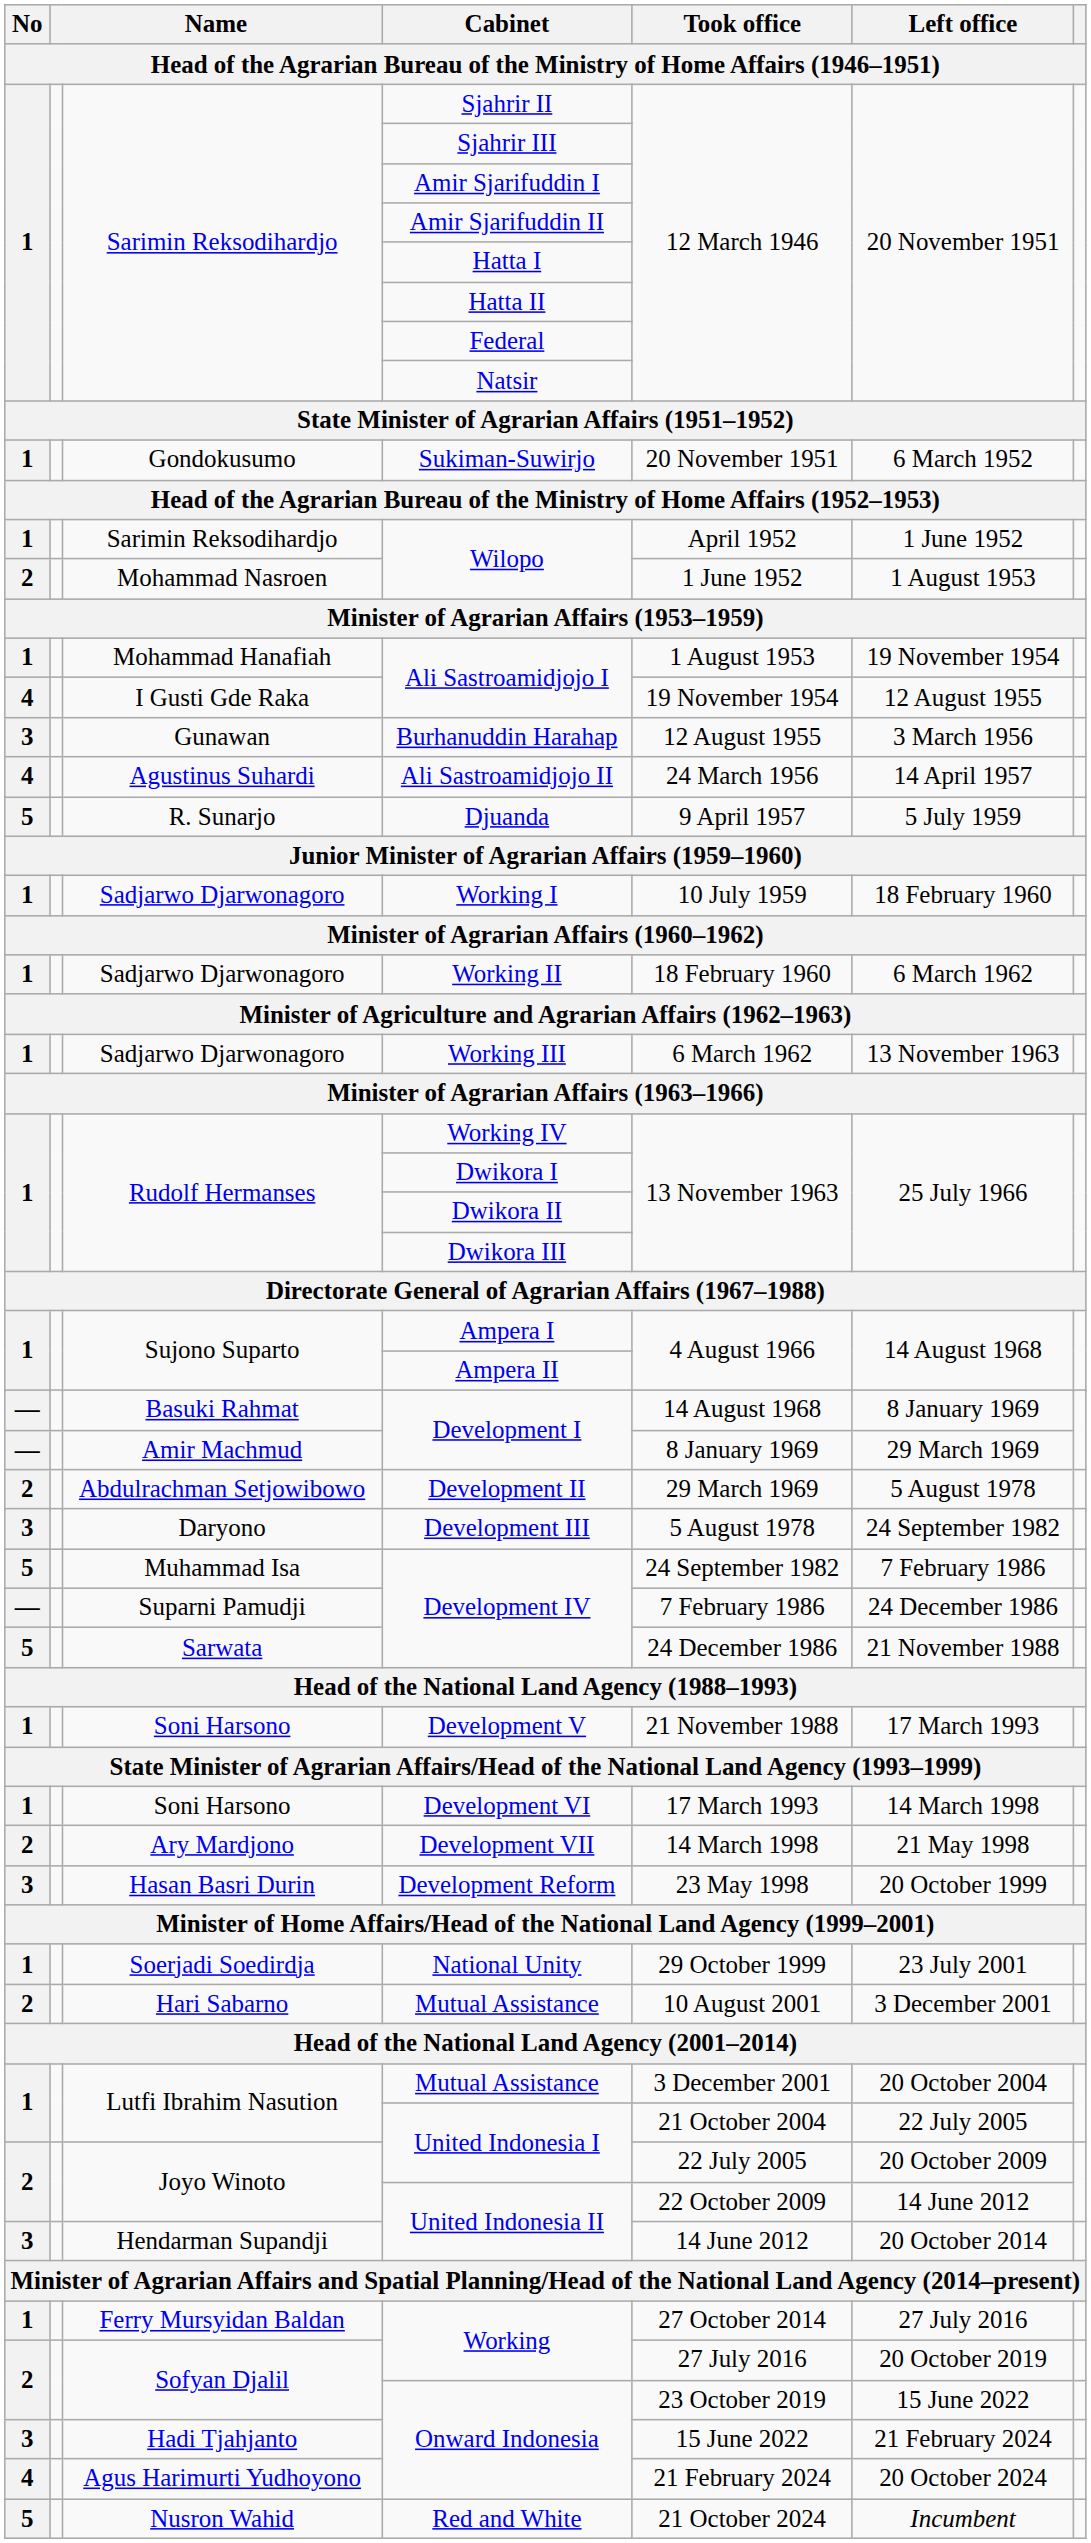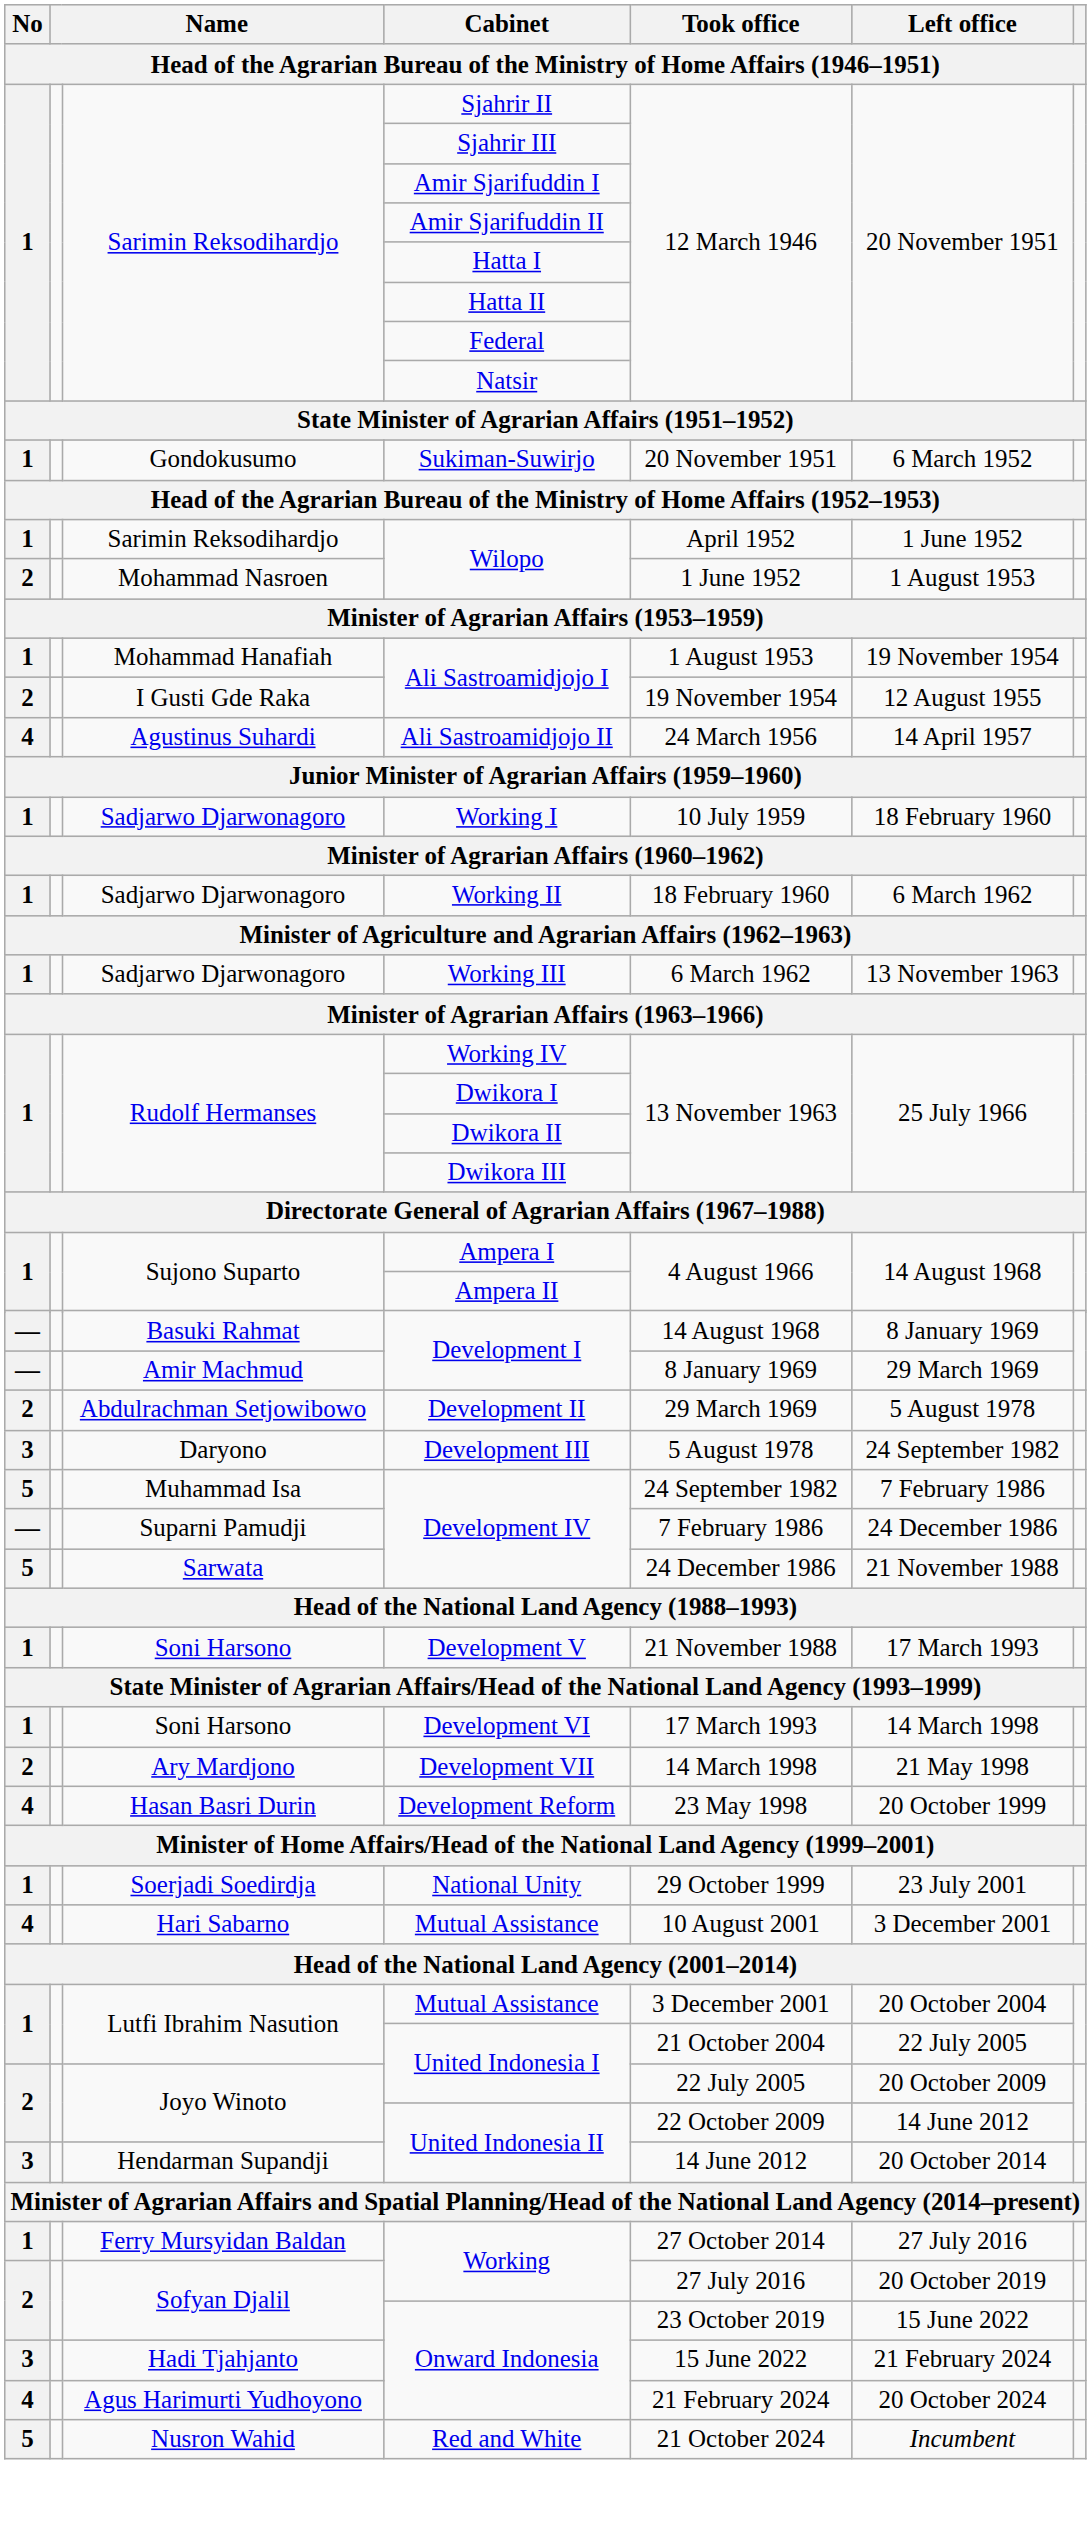(27, 697) 4 -> (27, 697) 2
- row: (222, 736)
- row: (222, 815)
(27, 1884) 3 -> (27, 1805) 4
(27, 2003) 2 -> (27, 1924) 4
